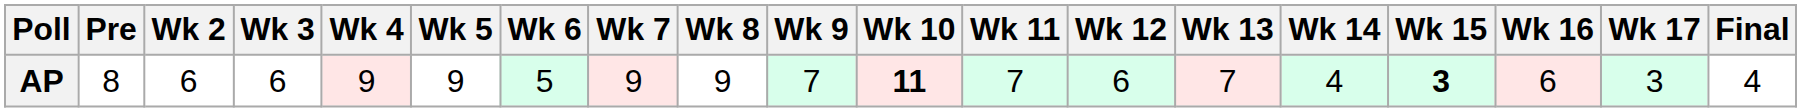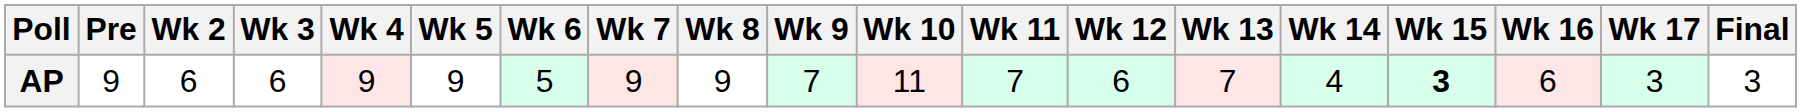(111, 80) 8 -> (111, 80) 9
(909, 80) bold -> (909, 80) normal
(1752, 80) 4 -> (1752, 80) 3
